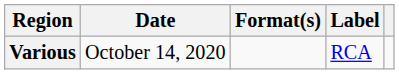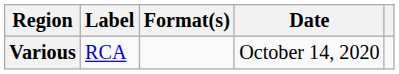columns swapped: (155, 20) <-> (355, 20)
